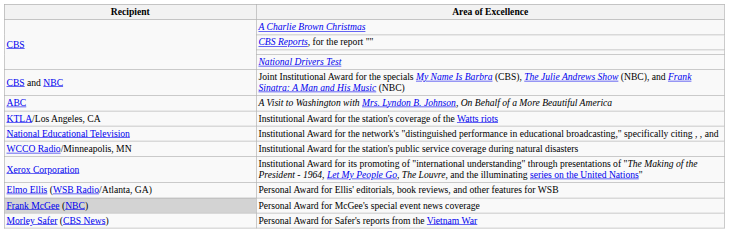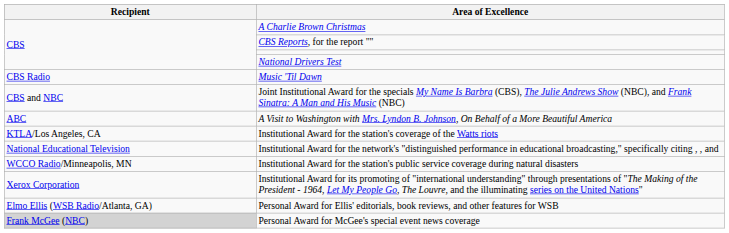+ row: (290, 77)
- row: (368, 220)
